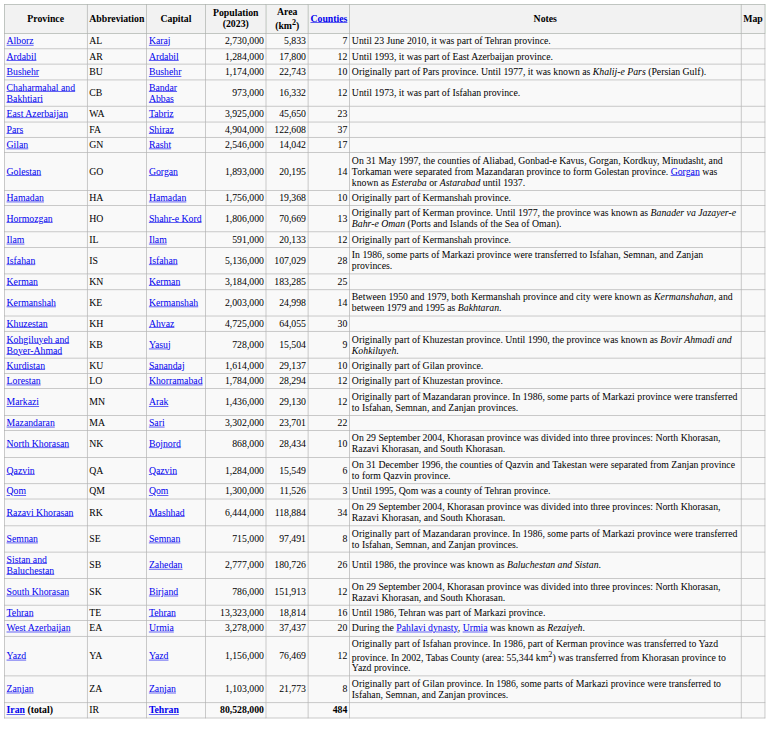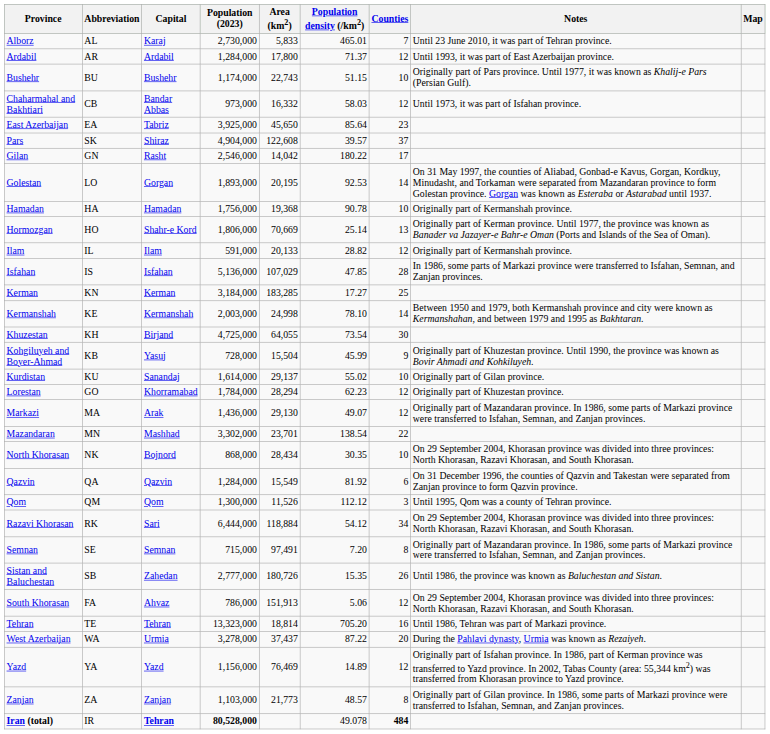+ column: (335, 19)
(97, 114) WA -> (91, 125) EA
(95, 129) FA -> (91, 140) SK
(96, 171) GO -> (91, 182) LO
(162, 323) Ahvaz -> (159, 334) Birjand
(96, 381) LO -> (91, 392) GO
(97, 402) MN -> (92, 413) MA
(97, 423) MA -> (92, 434) MN
(157, 423) Sari -> (162, 434) Mashhad
(167, 512) Mashhad -> (152, 523) Sari
(95, 592) SK -> (90, 602) FA
(164, 592) Birjand -> (157, 602) Ahvaz
(96, 628) EA -> (92, 639) WA
